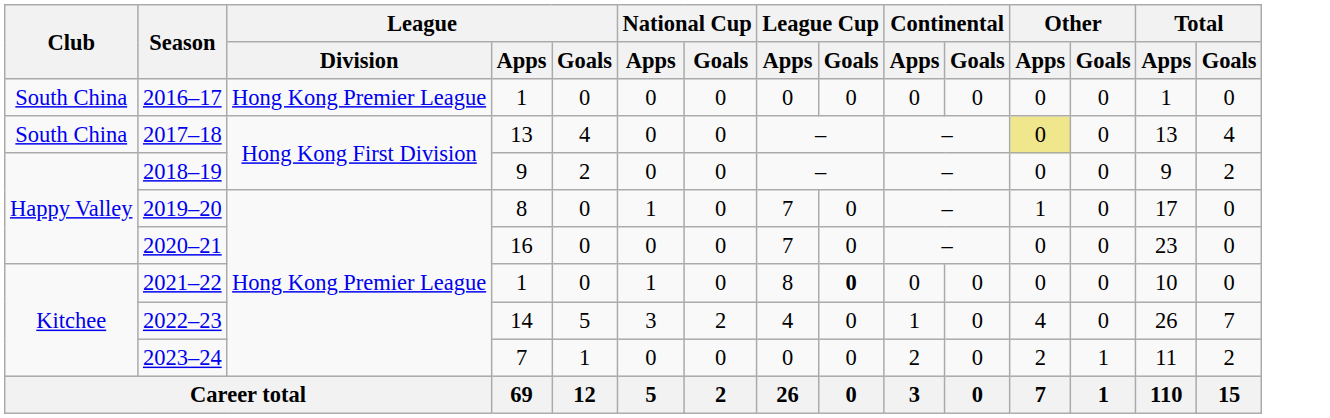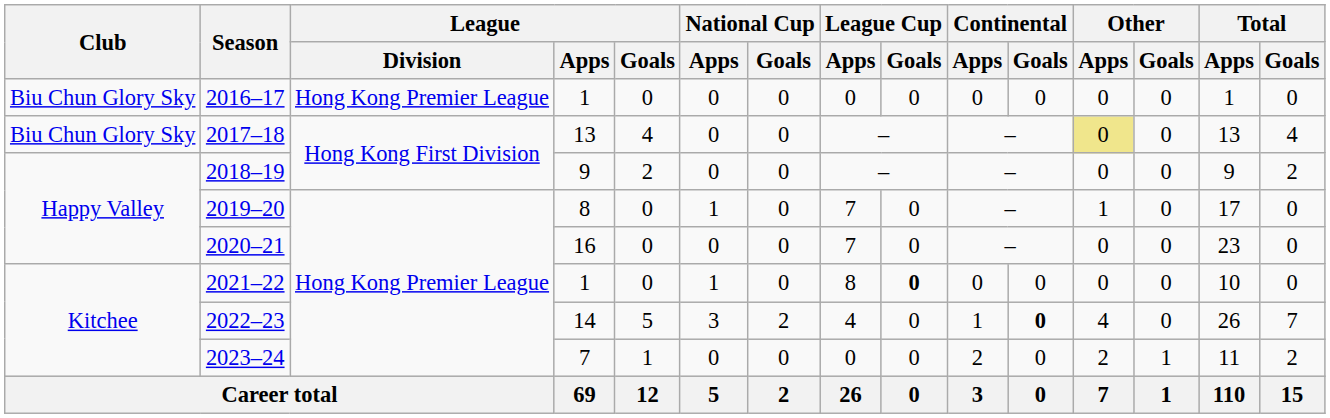(71, 97) South China -> (103, 97) Biu Chun Glory Sky
(71, 134) South China -> (103, 134) Biu Chun Glory Sky
(977, 319) normal -> (1040, 319) bold
